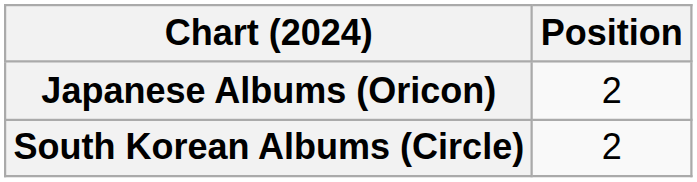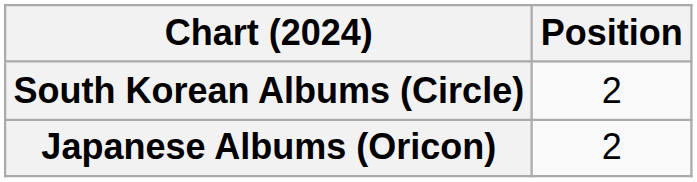rows swapped: (269, 90) <-> (269, 147)
